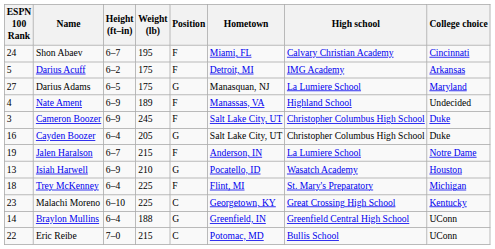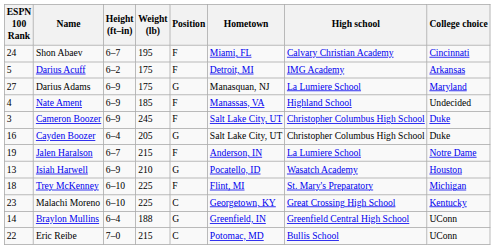(113, 86) 6–5 -> (113, 86) 6–9
(145, 103) 189 -> (145, 103) 185
(113, 186) 6–4 -> (115, 186) 6–10
